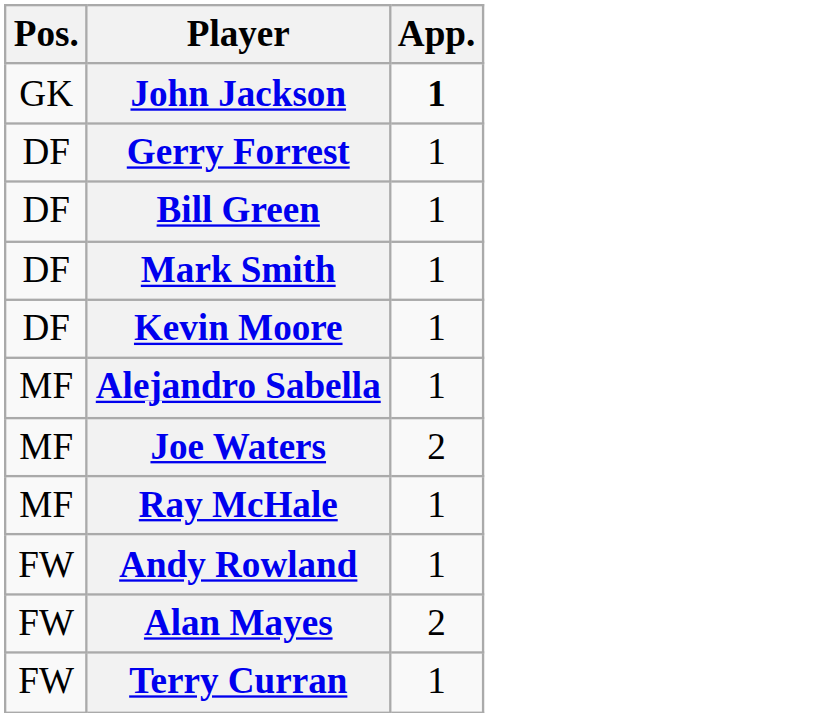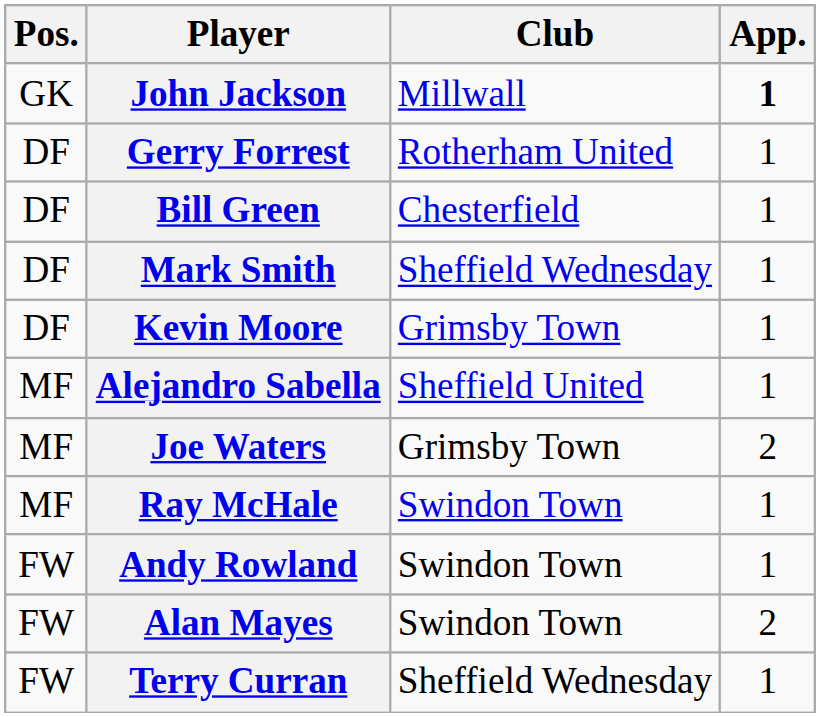+ column: (555, 33)
